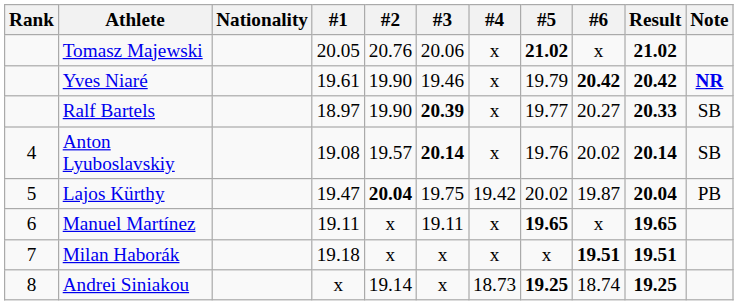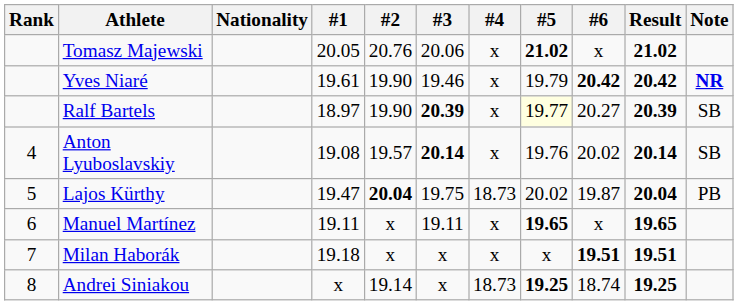(547, 111) no background -> (547, 111) lightyellow background
(655, 111) 20.33 -> (655, 111) 20.39
(495, 193) 19.42 -> (495, 193) 18.73
